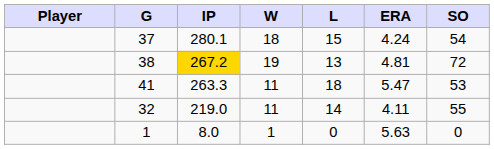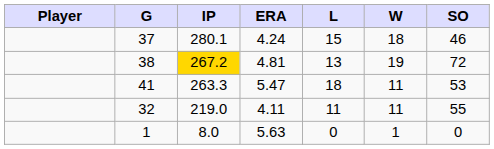columns swapped: (271, 16) <-> (396, 16)
(458, 39) 54 -> (458, 39) 46
(333, 109) 14 -> (333, 109) 11
